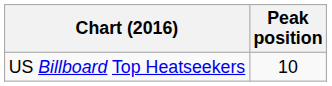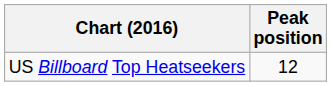(288, 66) 10 -> (288, 66) 12
